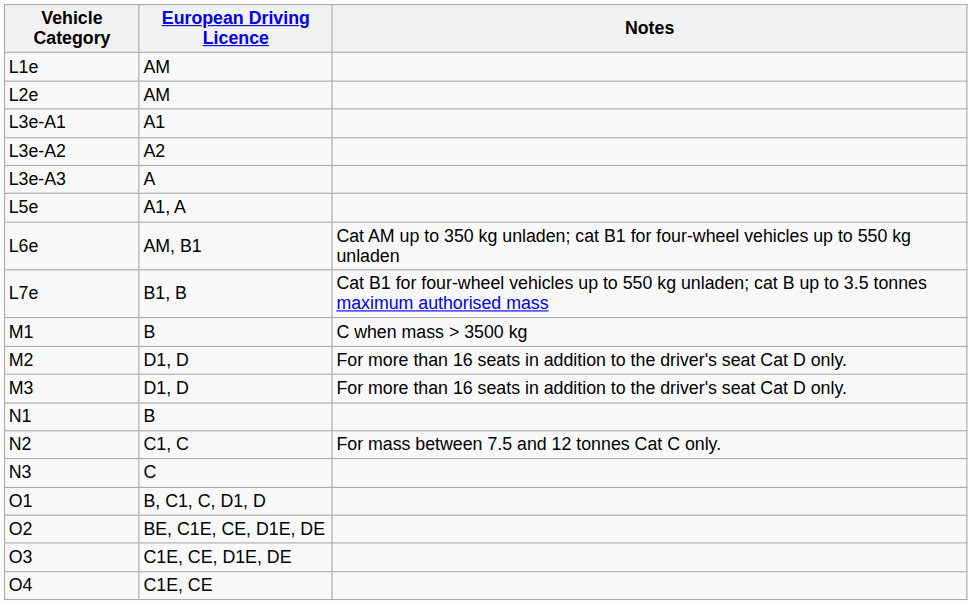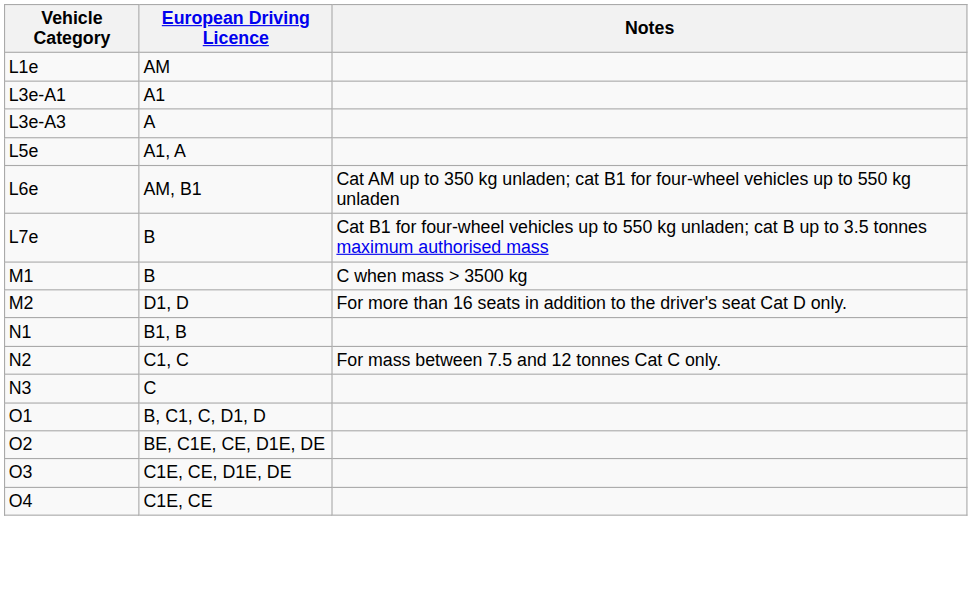- row: (23, 94)
- row: (37, 151)
(165, 293) B1, B -> (149, 237) B
- row: (21, 388)
(149, 416) B -> (165, 332) B1, B
